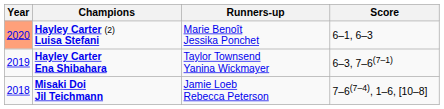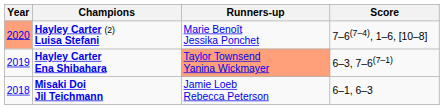(353, 35) 6–1, 6–3 -> (380, 35) 7–6(7–4), 1–6, [10–8]
(226, 63) no background -> (226, 63) lightsalmon background
(380, 91) 7–6(7–4), 1–6, [10–8] -> (353, 91) 6–1, 6–3
